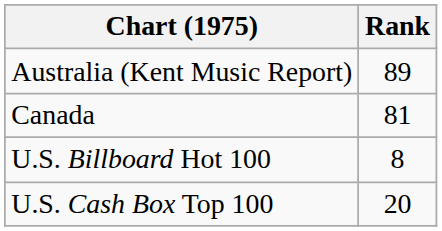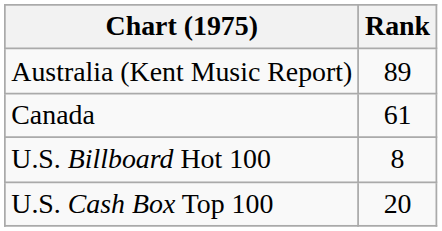(398, 114) 81 -> (398, 114) 61
